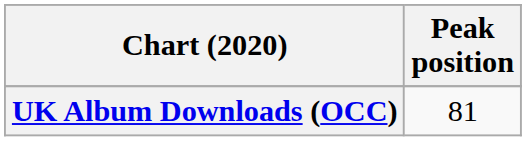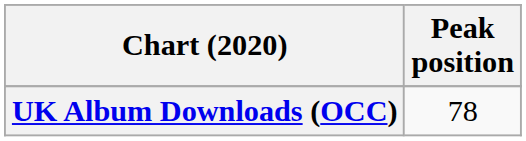(463, 110) 81 -> (463, 110) 78
